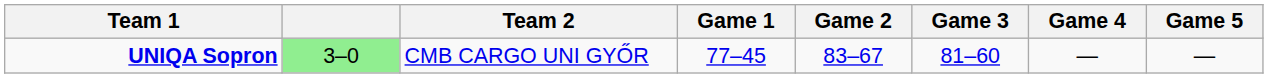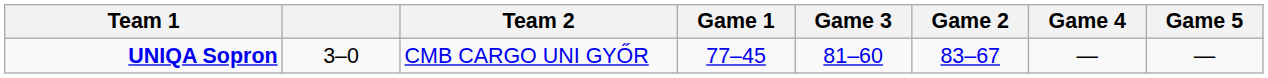columns swapped: (853, 21) <-> (970, 21)
(341, 55) lightgreen background -> (341, 55) no background
